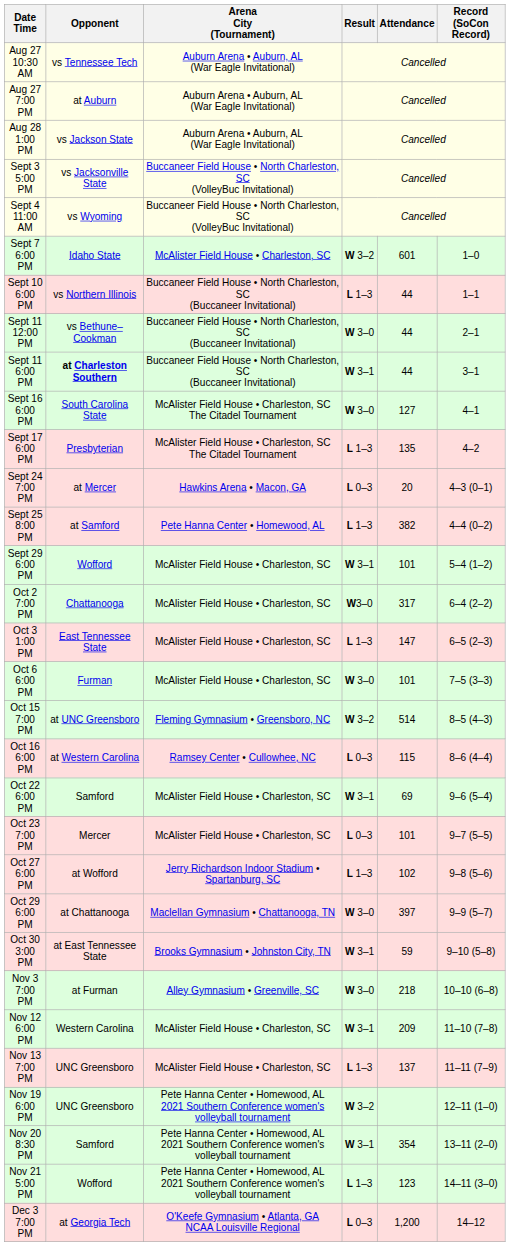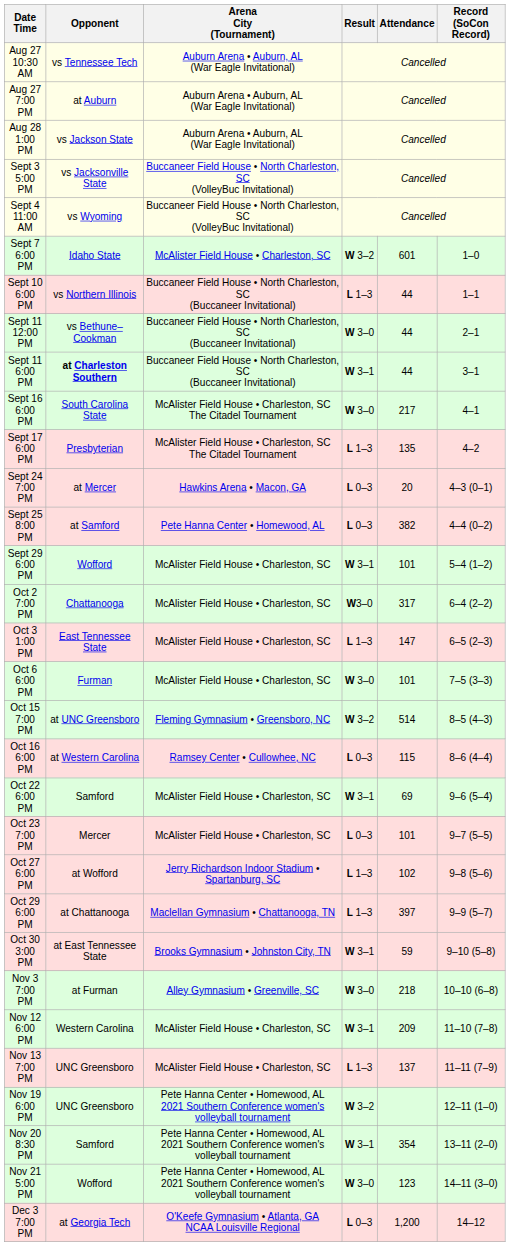(407, 410) 127 -> (407, 410) 217
(360, 526) L 1–3 -> (360, 526) L 0–3
(360, 913) W 3–0 -> (360, 913) L 1–3
(360, 1183) L 1–3 -> (360, 1183) W 3–0
